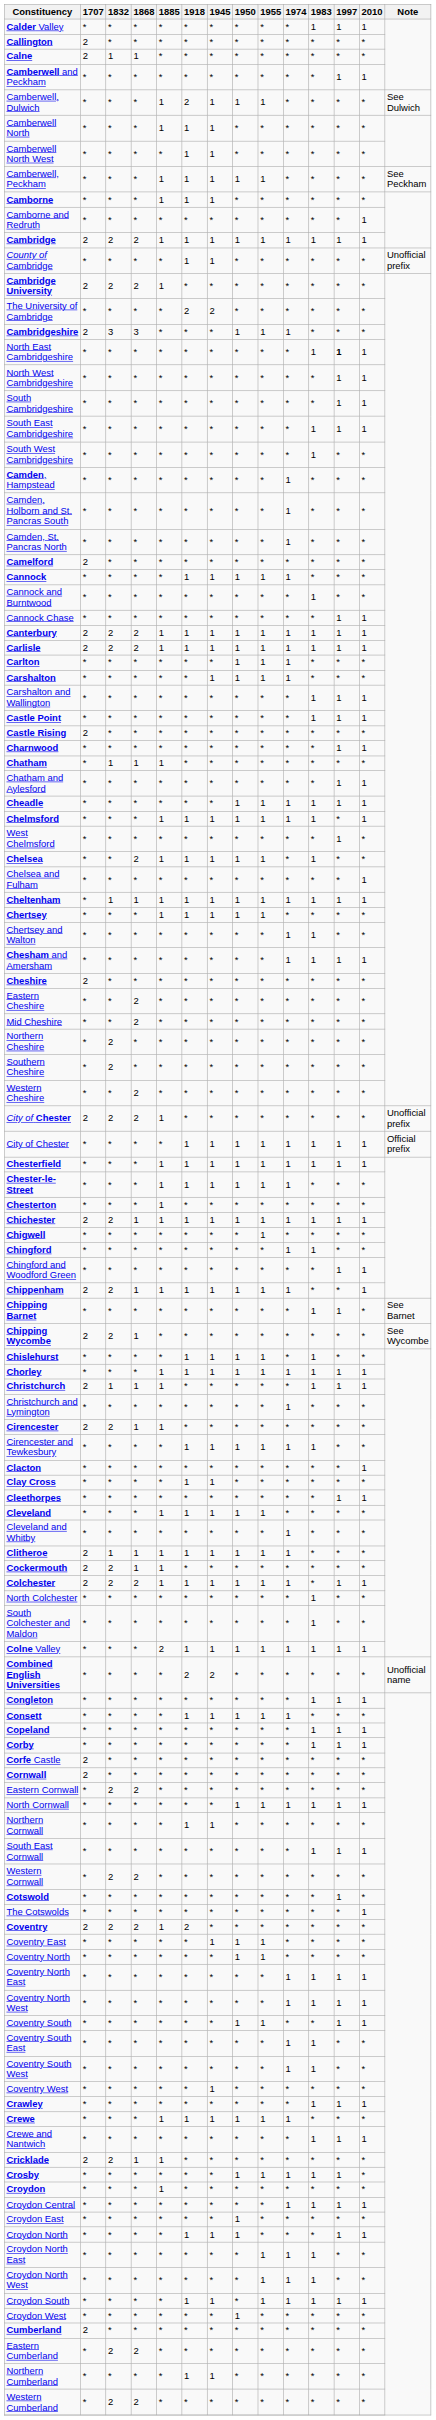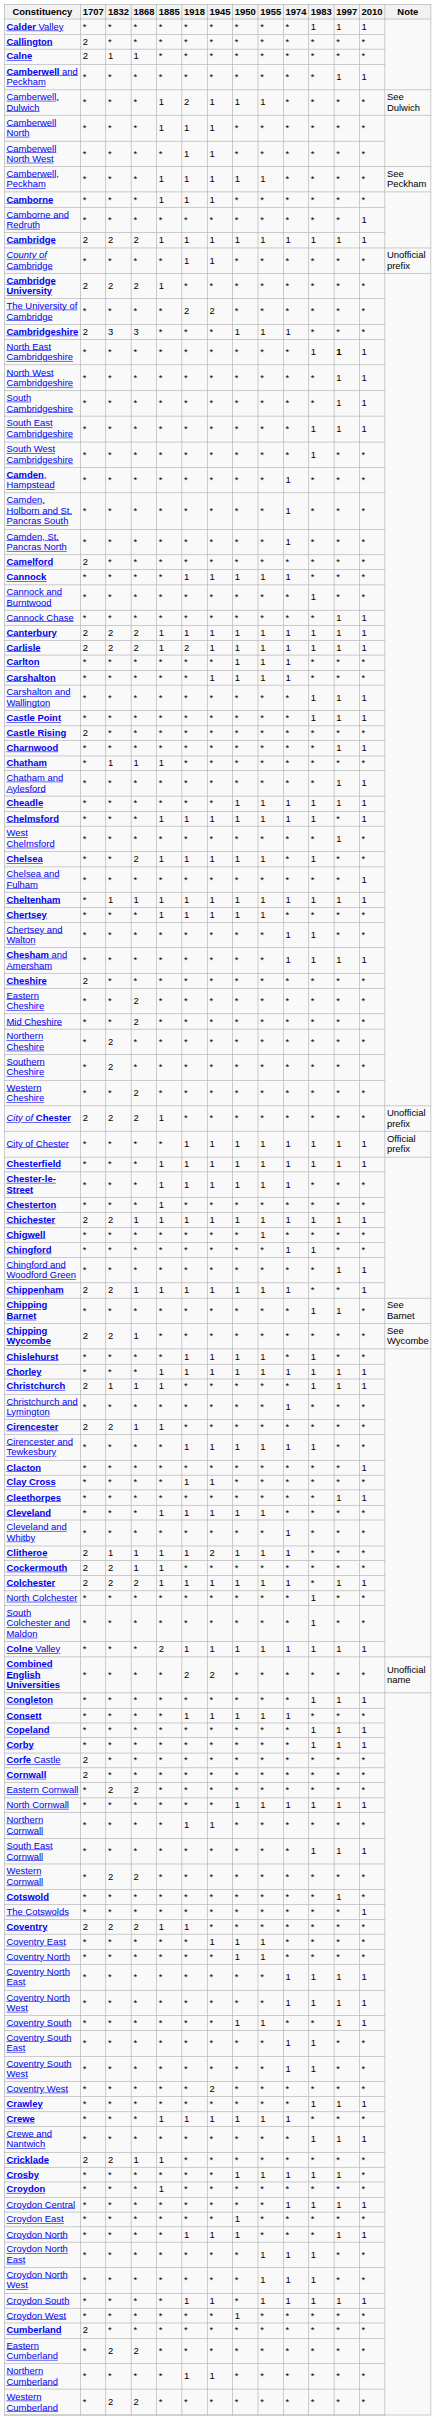(187, 647) 1 -> (187, 647) 2
(212, 1553) 1 -> (212, 1553) 2
(187, 1927) 2 -> (187, 1927) 1
(212, 2089) 1 -> (212, 2089) 2
